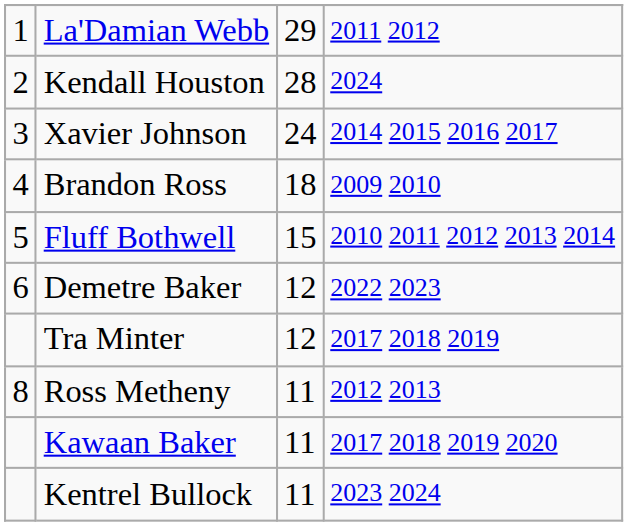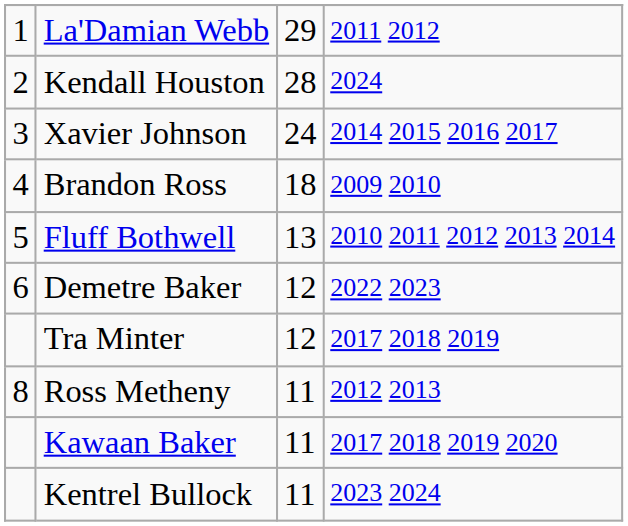(300, 236) 15 -> (300, 236) 13
